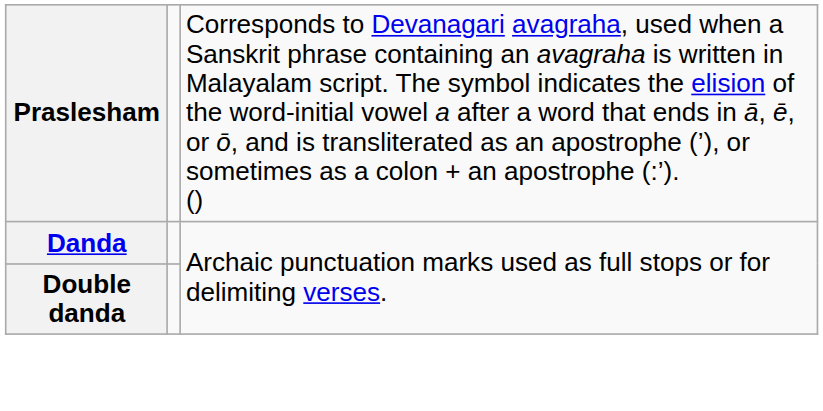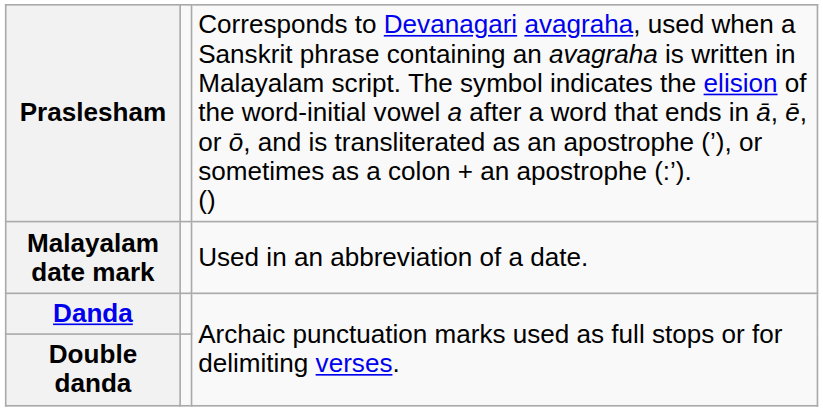+ row: (93, 257)
